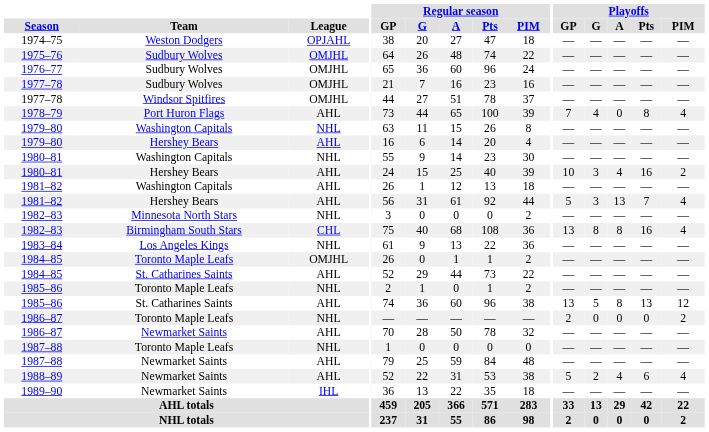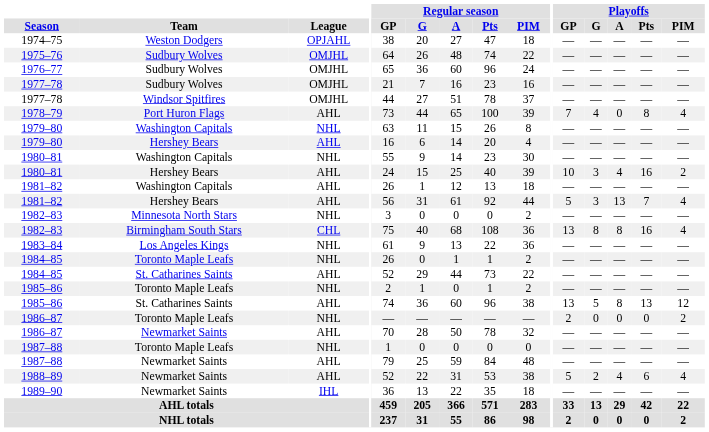(329, 259) OMJHL -> (329, 259) NHL
